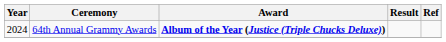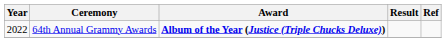(17, 29) 2024 -> (17, 29) 2022
